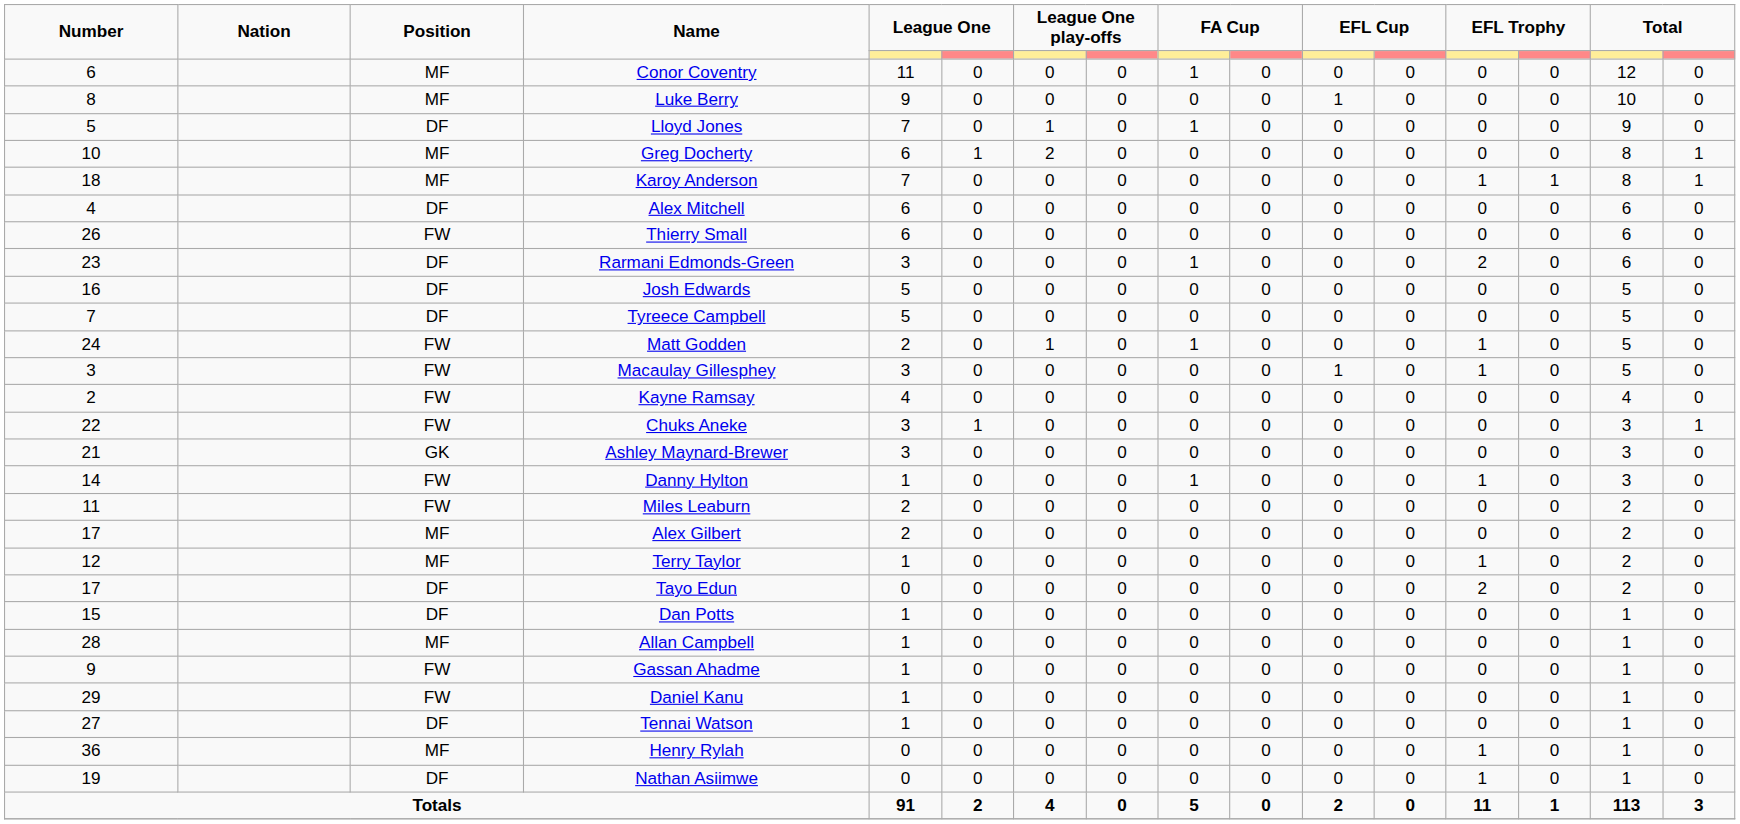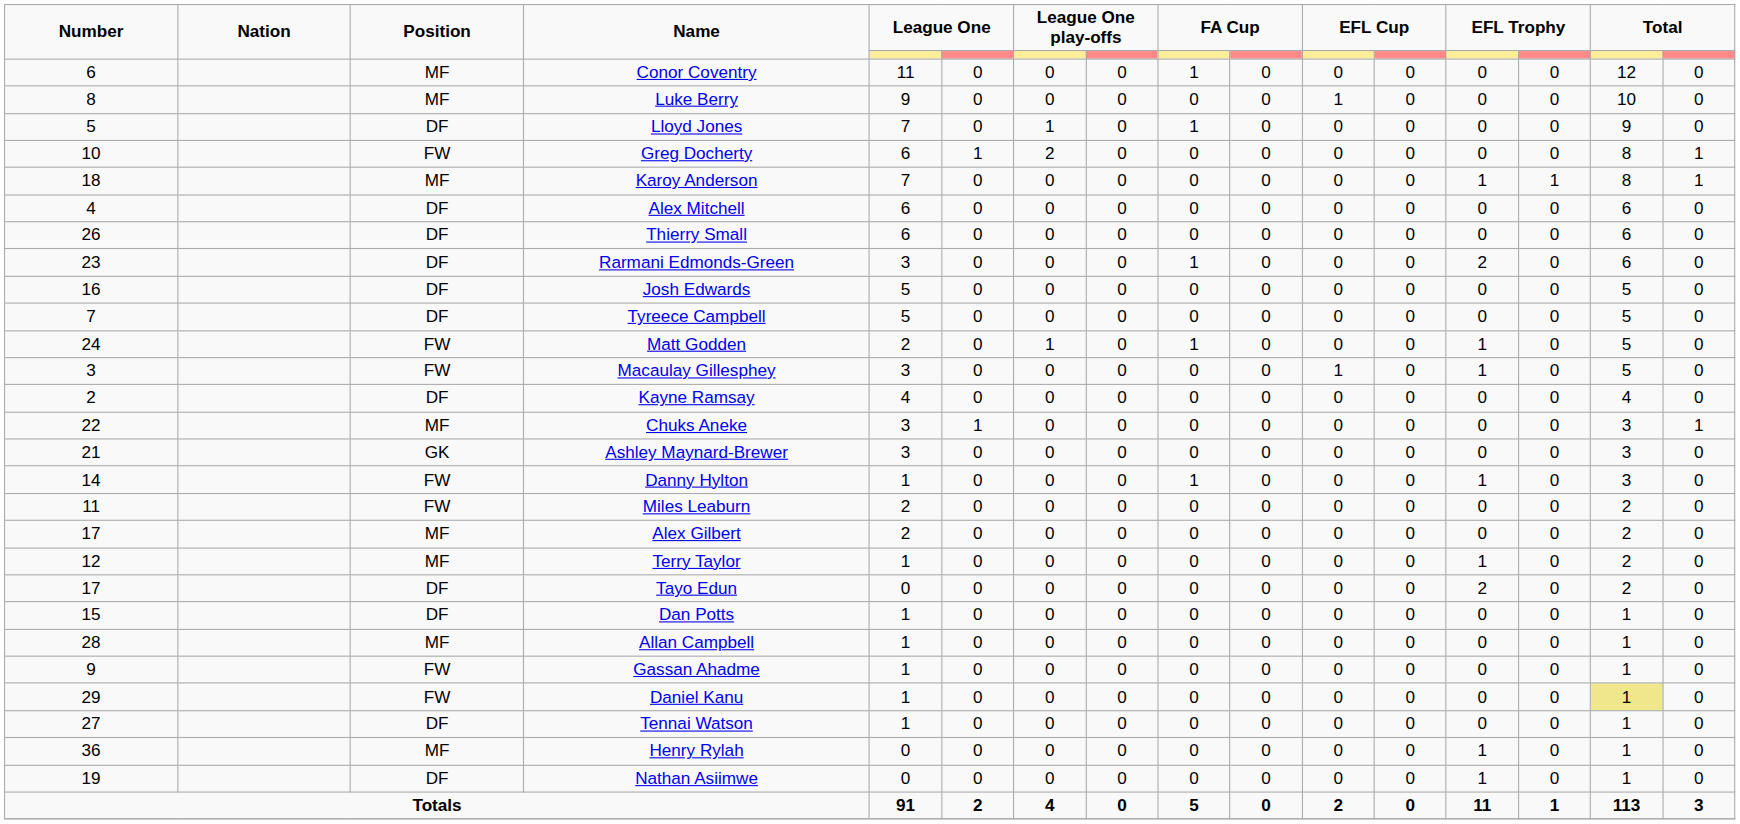(437, 153) MF -> (437, 153) FW
(437, 235) FW -> (437, 235) DF
(437, 398) FW -> (437, 398) DF
(437, 425) FW -> (437, 425) MF
(1627, 696) no background -> (1627, 696) khaki background
